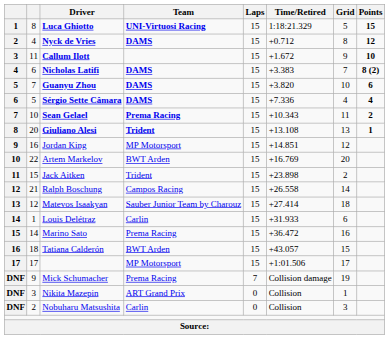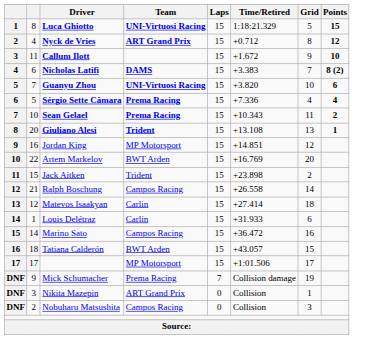(139, 41) DAMS -> (158, 41) ART Grand Prix
(139, 85) DAMS -> (166, 85) UNI-Virtuosi Racing
(139, 100) DAMS -> (153, 100) Prema Racing
(184, 204) Sauber Junior Team by Charouz -> (137, 204) Carlin
(151, 233) Prema Racing -> (154, 233) Campos Racing
(137, 307) Carlin -> (154, 307) Campos Racing
